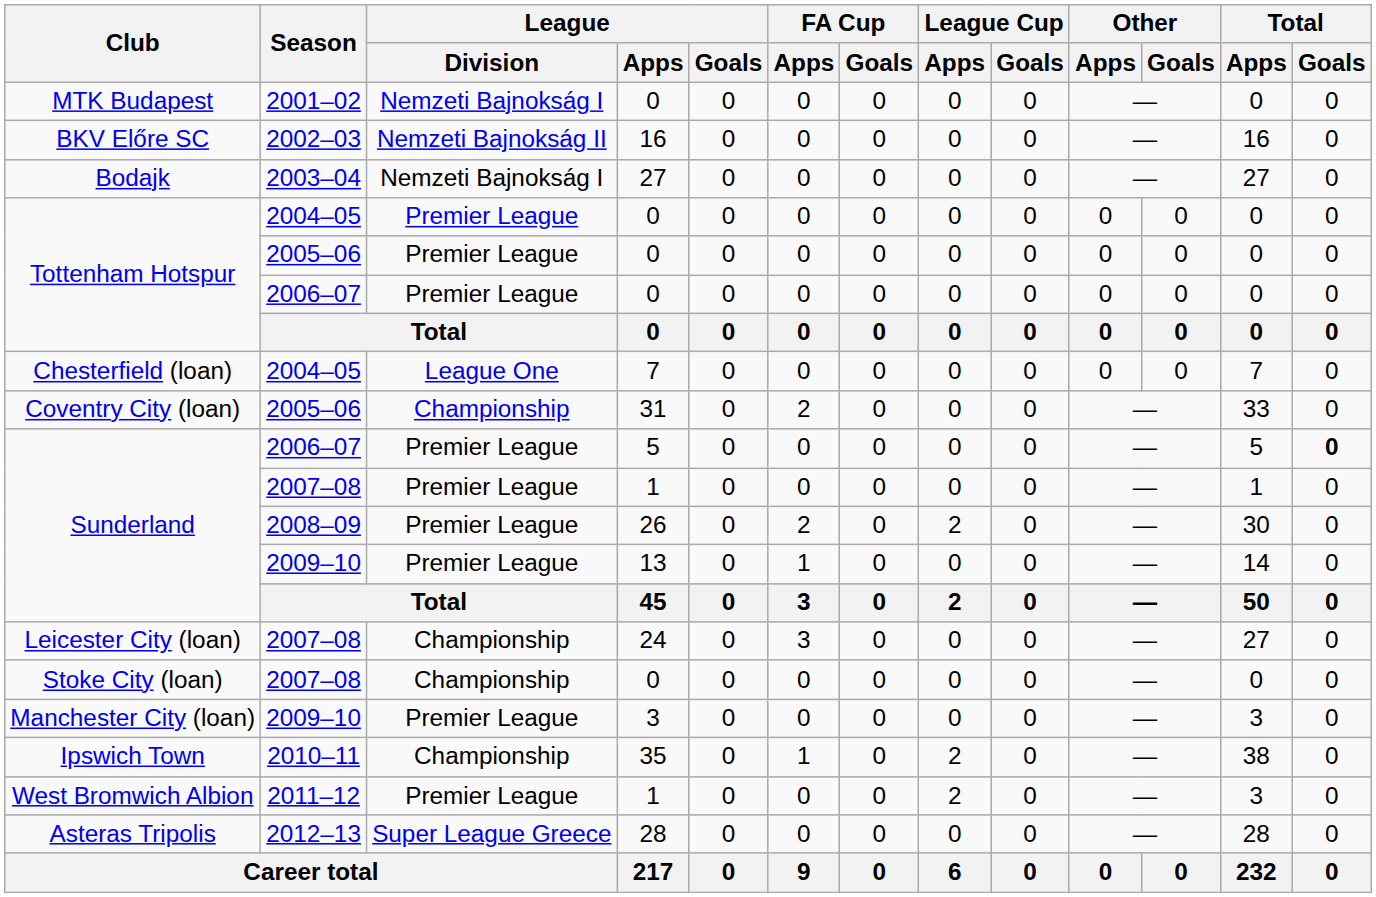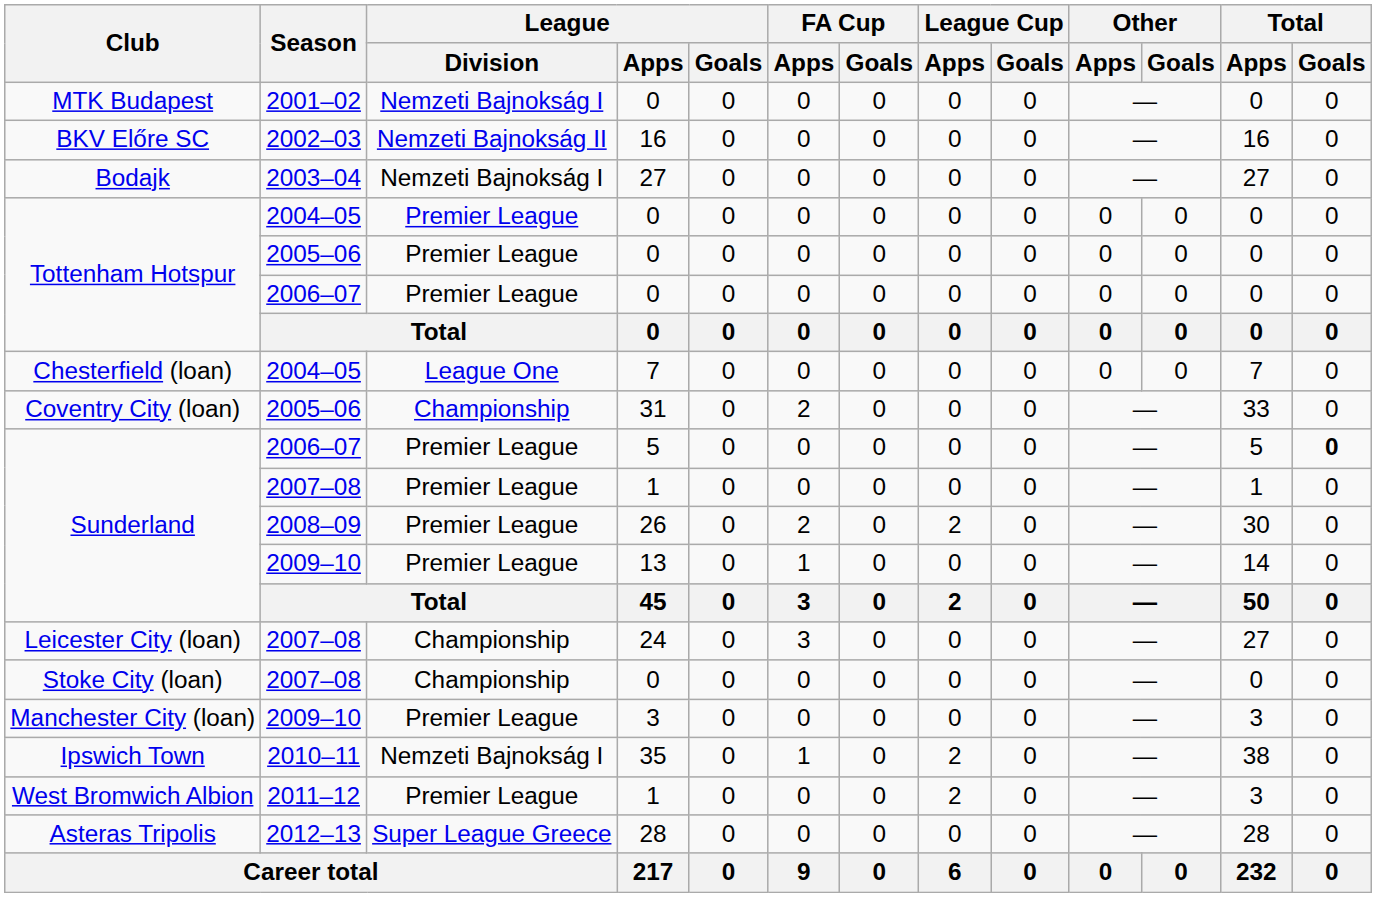(492, 756) Championship -> (492, 756) Nemzeti Bajnokság I
